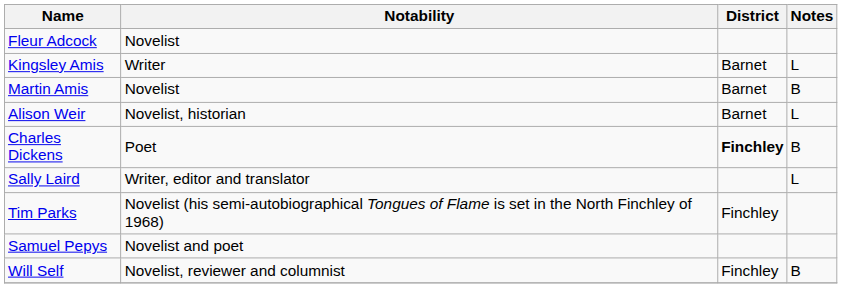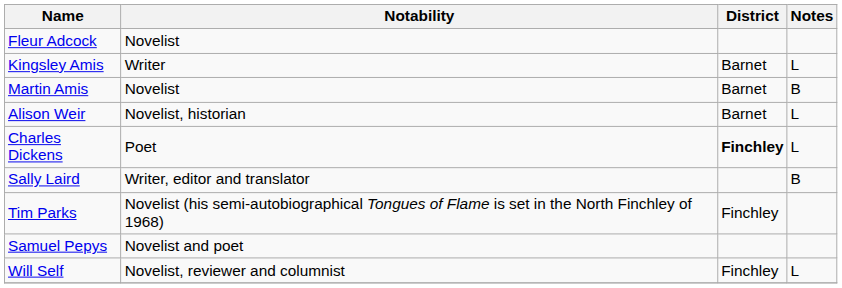(796, 147) B -> (795, 147) L
(795, 180) L -> (796, 180) B
(796, 270) B -> (795, 270) L
